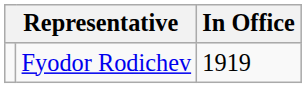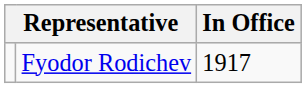(227, 62) 1919 -> (227, 62) 1917
